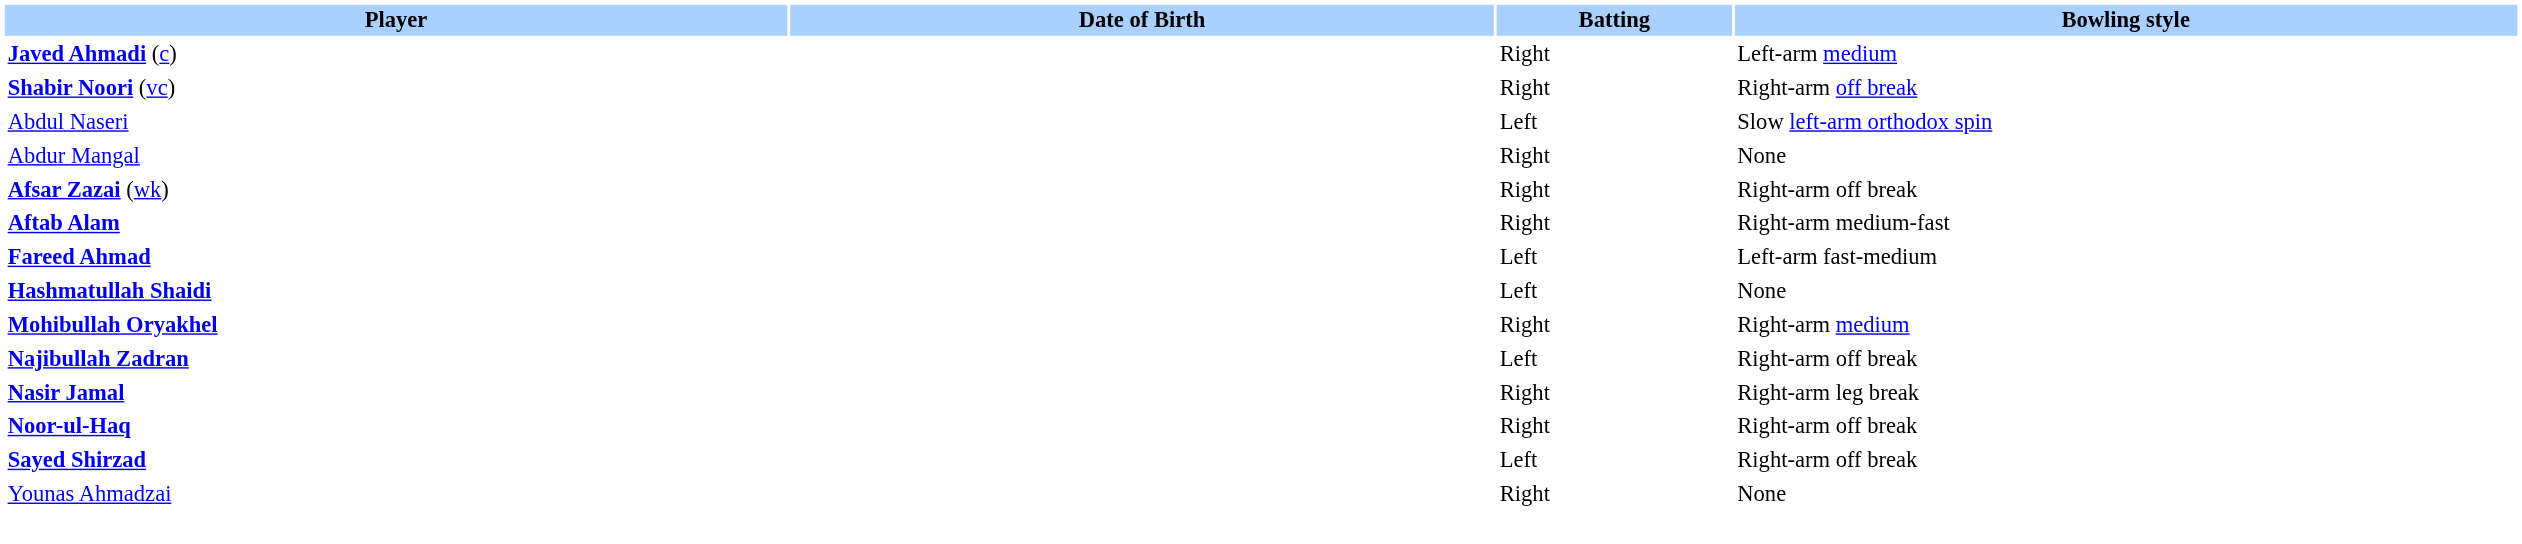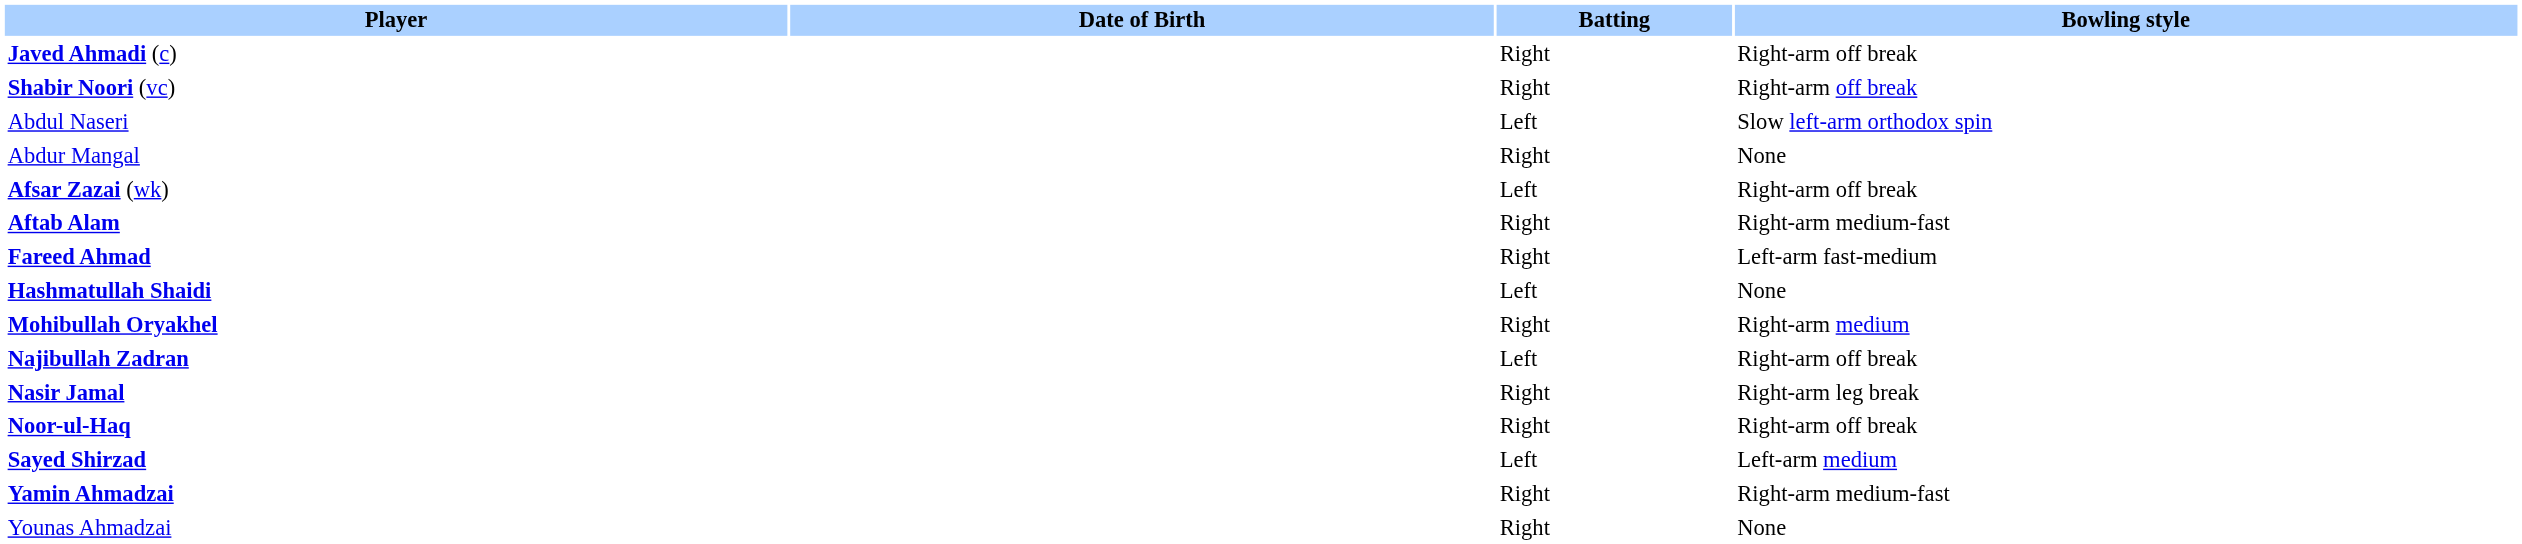(1817, 53) Left-arm medium -> (1827, 53) Right-arm off break
(1525, 189) Right -> (1519, 189) Left
(1519, 257) Left -> (1525, 257) Right
(1827, 460) Right-arm off break -> (1817, 460) Left-arm medium
+ row: (91, 493)
